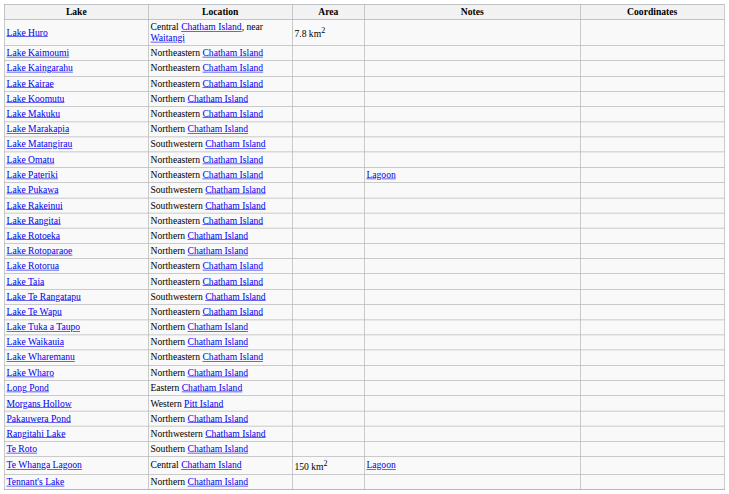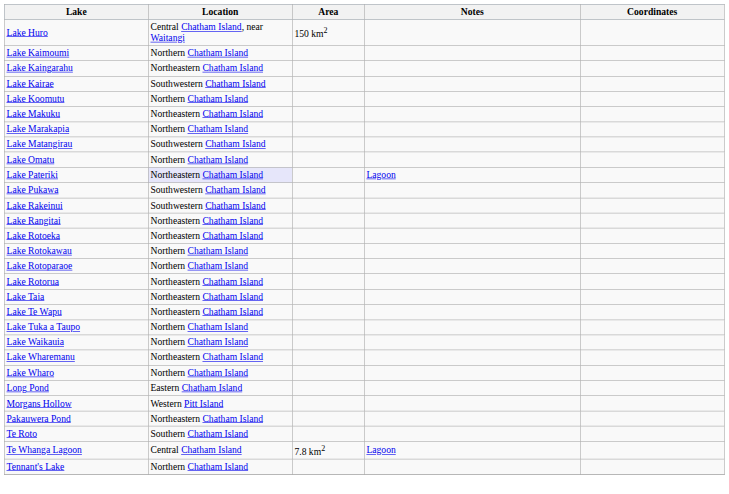(310, 32) 7.8 km2 -> (311, 32) 150 km2
(207, 53) Northeastern Chatham Island -> (199, 53) Northern Chatham Island
(207, 83) Northeastern Chatham Island -> (208, 83) Southwestern Chatham Island
(207, 159) Northeastern Chatham Island -> (199, 159) Northern Chatham Island
(207, 175) no background -> (207, 175) lavender background
(199, 236) Northern Chatham Island -> (207, 236) Northeastern Chatham Island
+ row: (39, 251)
- row: (44, 296)
(199, 418) Northern Chatham Island -> (207, 418) Northeastern Chatham Island
- row: (36, 433)
(311, 465) 150 km2 -> (310, 450) 7.8 km2
